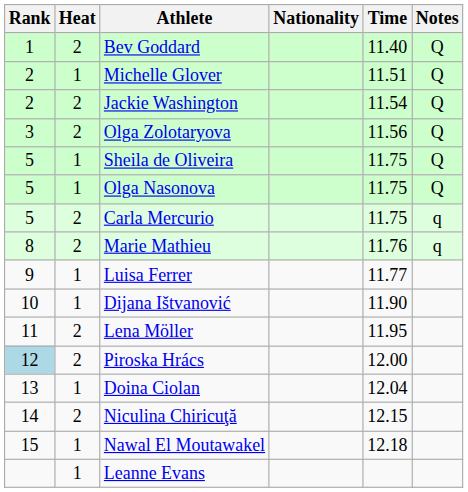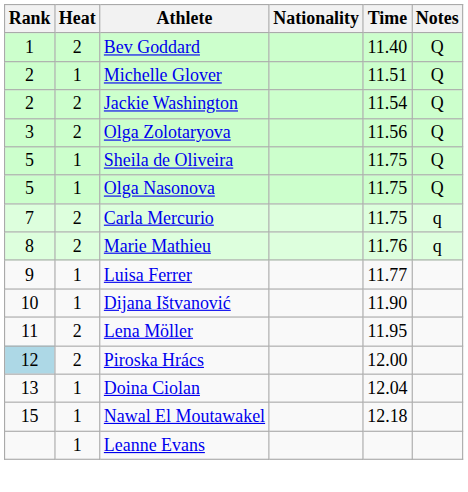(30, 217) 5 -> (30, 217) 7
- row: (170, 416)
